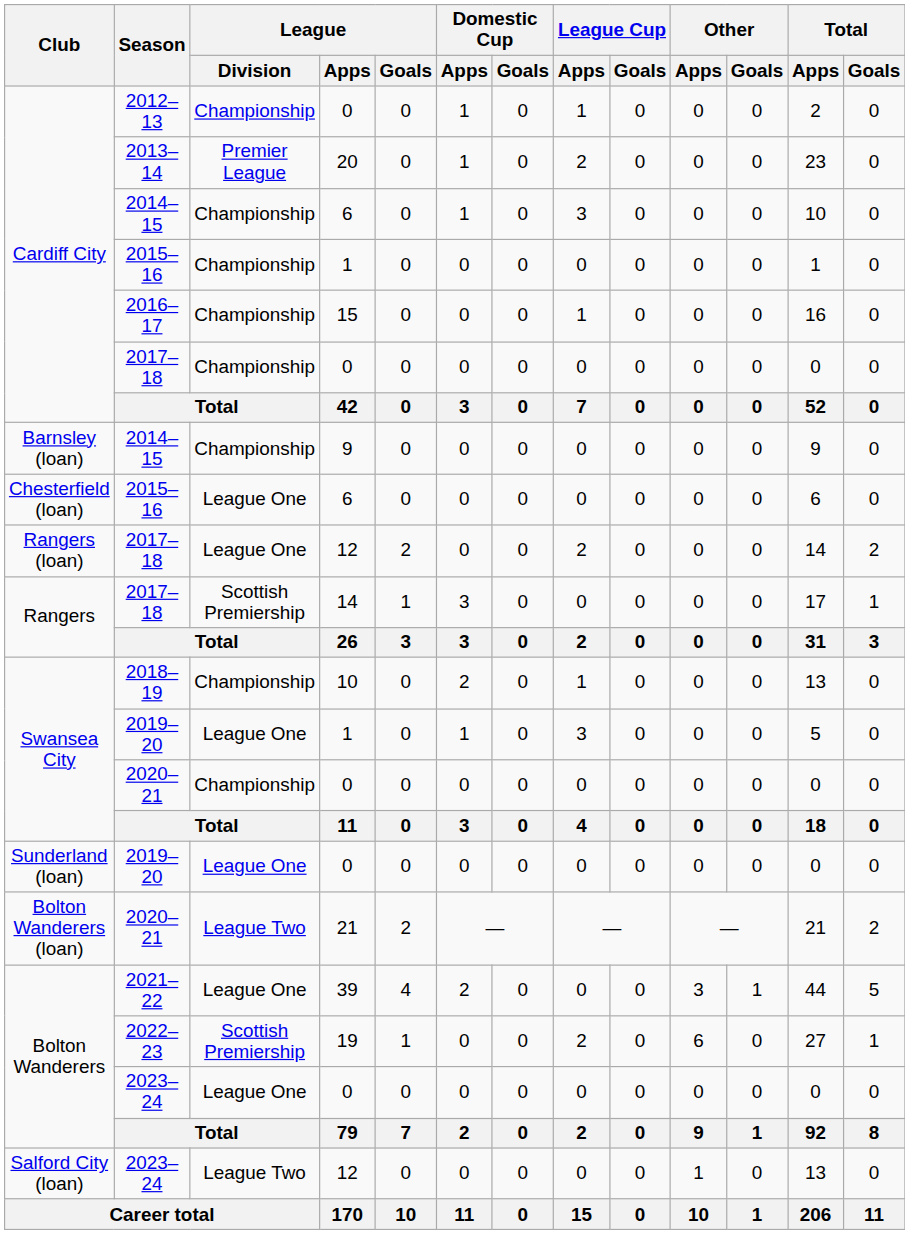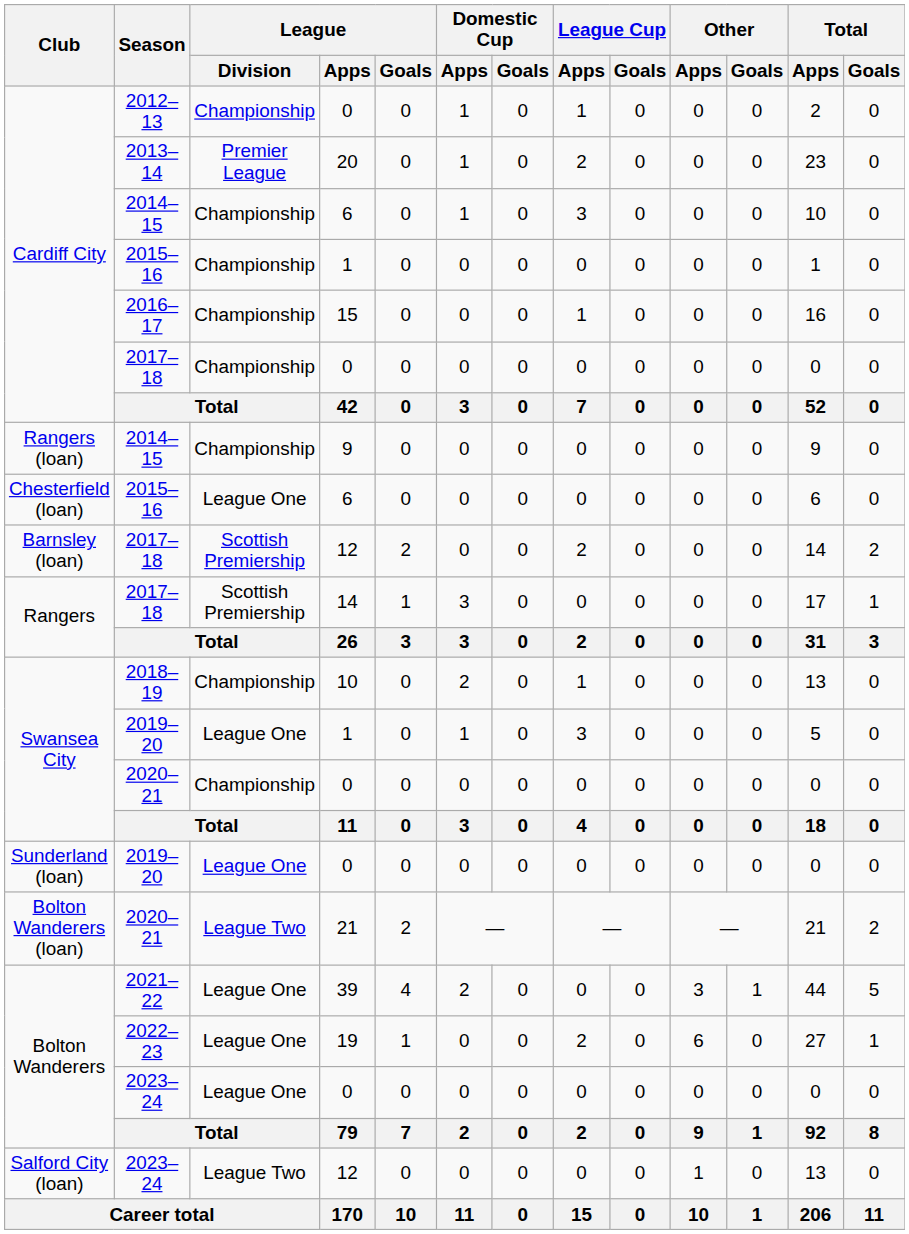(59, 448) Barnsley (loan) -> (59, 448) Rangers (loan)
(59, 550) Rangers (loan) -> (59, 550) Barnsley (loan)
(255, 550) League One -> (255, 550) Scottish Premiership
(255, 1041) Scottish Premiership -> (255, 1041) League One
